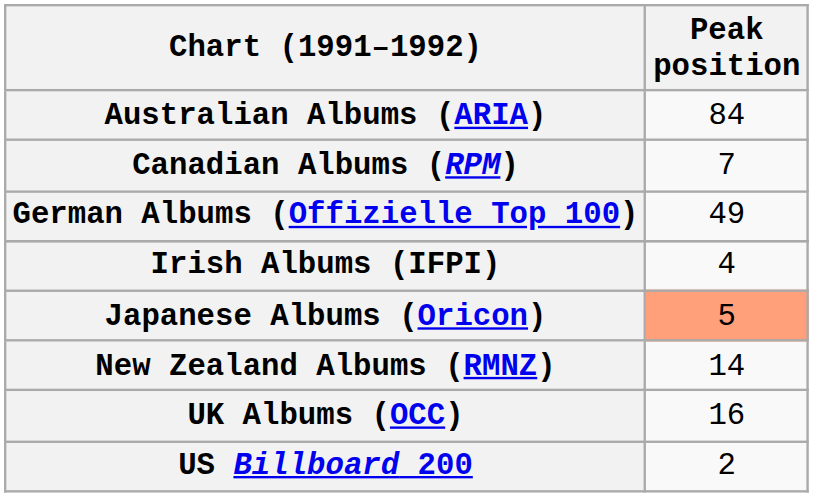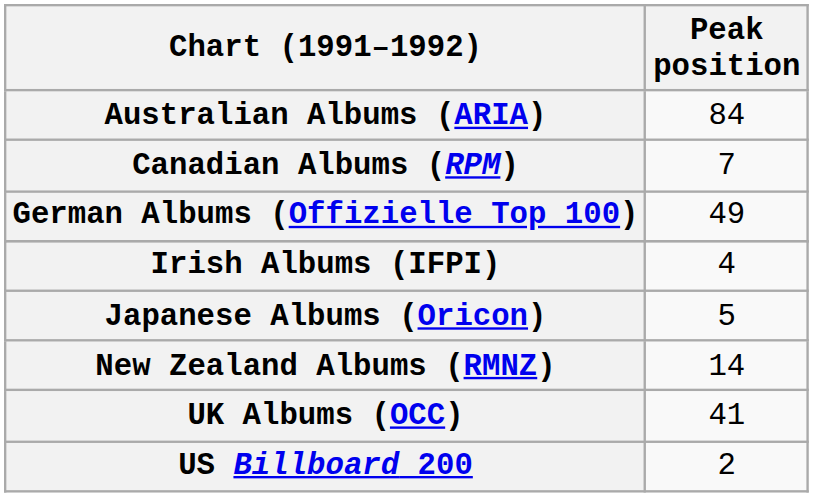(727, 316) lightsalmon background -> (727, 316) no background
(727, 416) 16 -> (727, 416) 41
